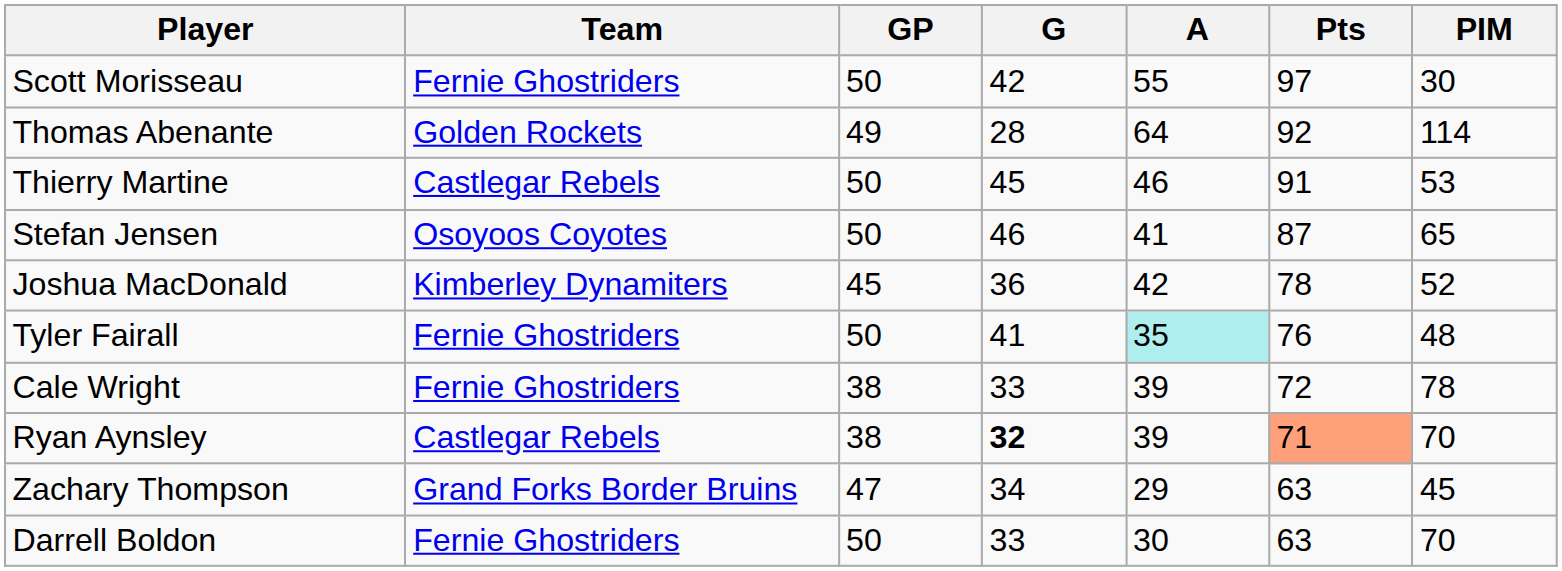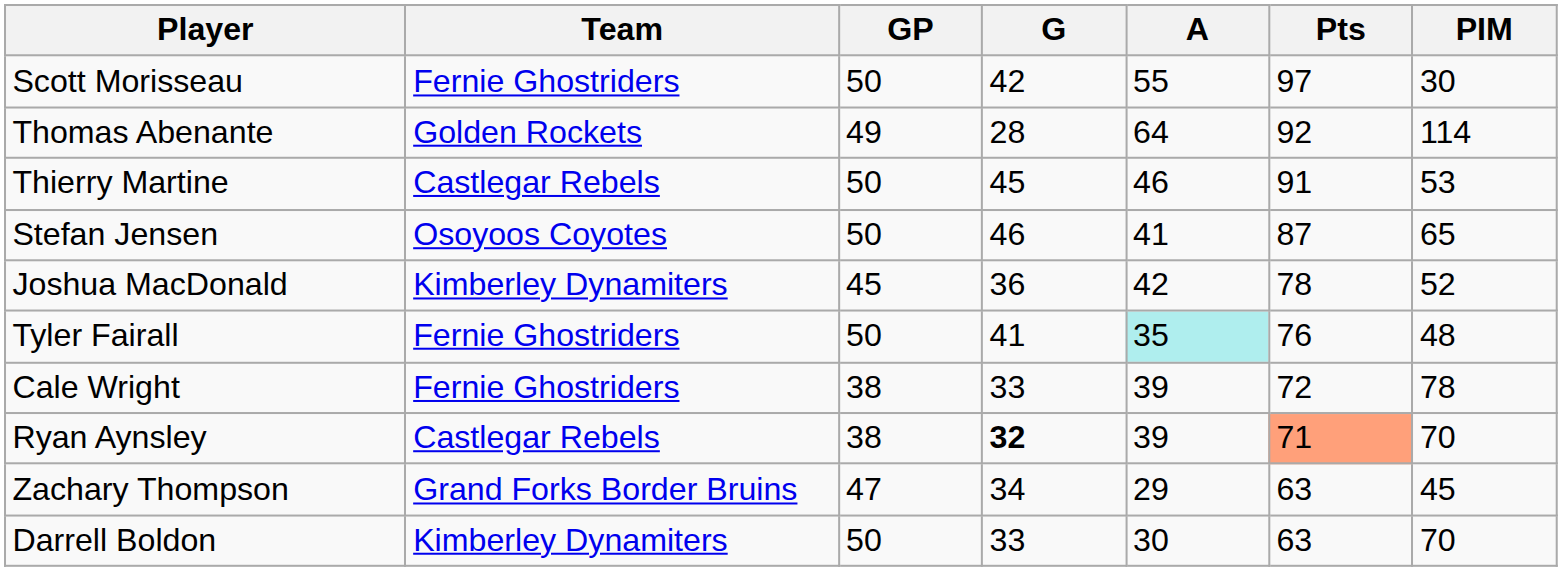(546, 540) Fernie Ghostriders -> (570, 540) Kimberley Dynamiters
